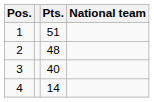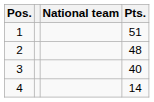columns swapped: (108, 13) <-> (53, 13)
